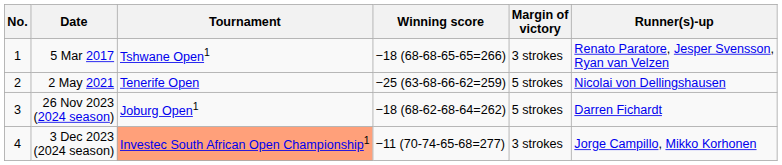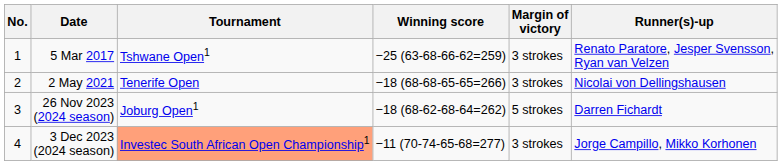(441, 56) −18 (68-68-65-65=266) -> (441, 56) −25 (63-68-66-62=259)
(441, 83) −25 (63-68-66-62=259) -> (441, 83) −18 (68-68-65-65=266)
(537, 83) 5 strokes -> (537, 83) 3 strokes
